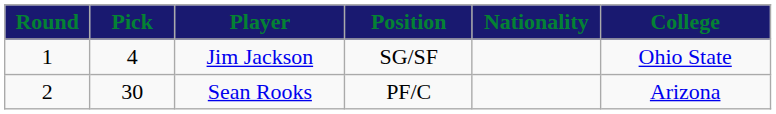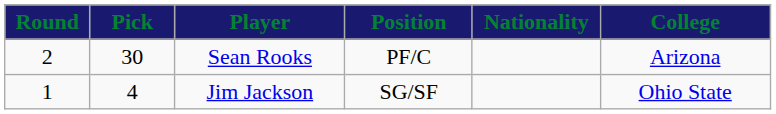rows swapped: (260, 56) <-> (260, 91)
